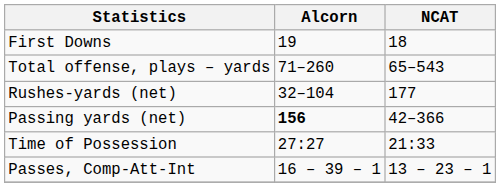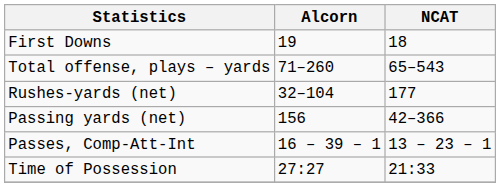(292, 119) bold -> (292, 119) normal
rows swapped: (102, 170) <-> (93, 144)
